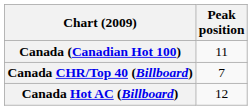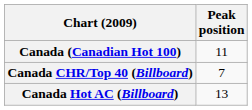(222, 94) 12 -> (222, 94) 13
